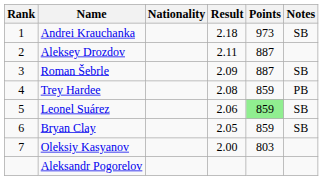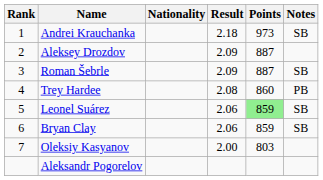(227, 52) 2.11 -> (227, 52) 2.09
(265, 90) 859 -> (265, 90) 860
(227, 128) 2.05 -> (227, 128) 2.06
